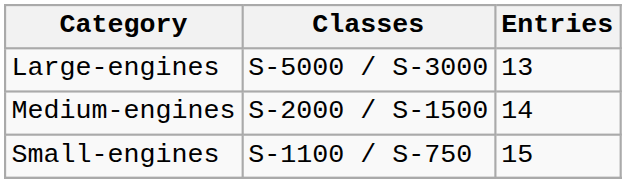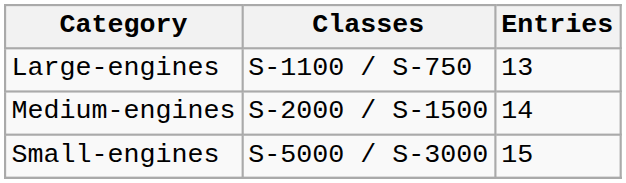(368, 70) S-5000 / S-3000 -> (360, 70) S-1100 / S-750
(360, 156) S-1100 / S-750 -> (368, 156) S-5000 / S-3000
